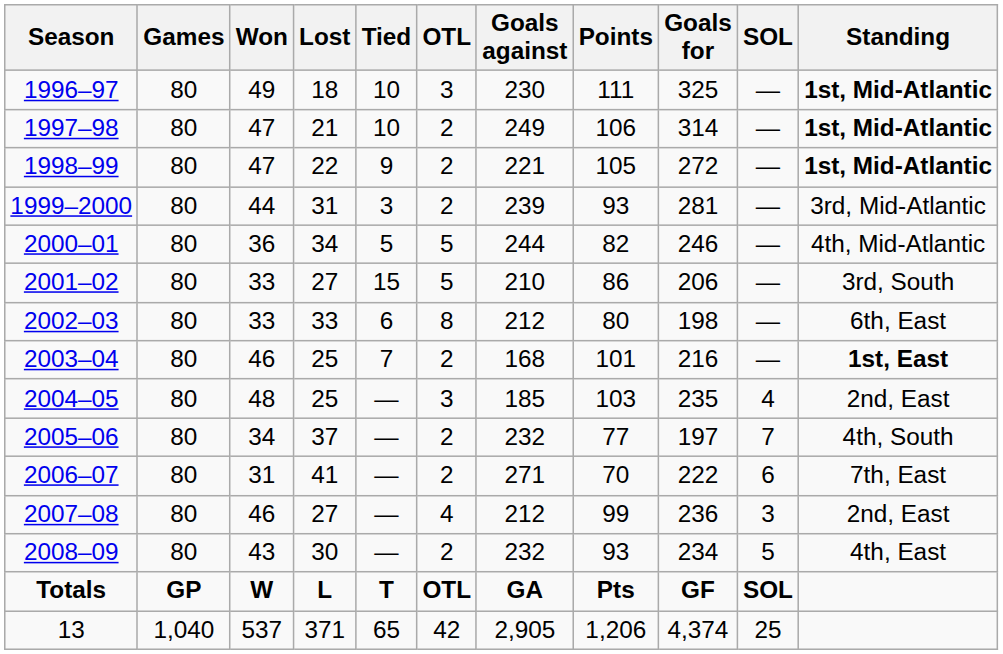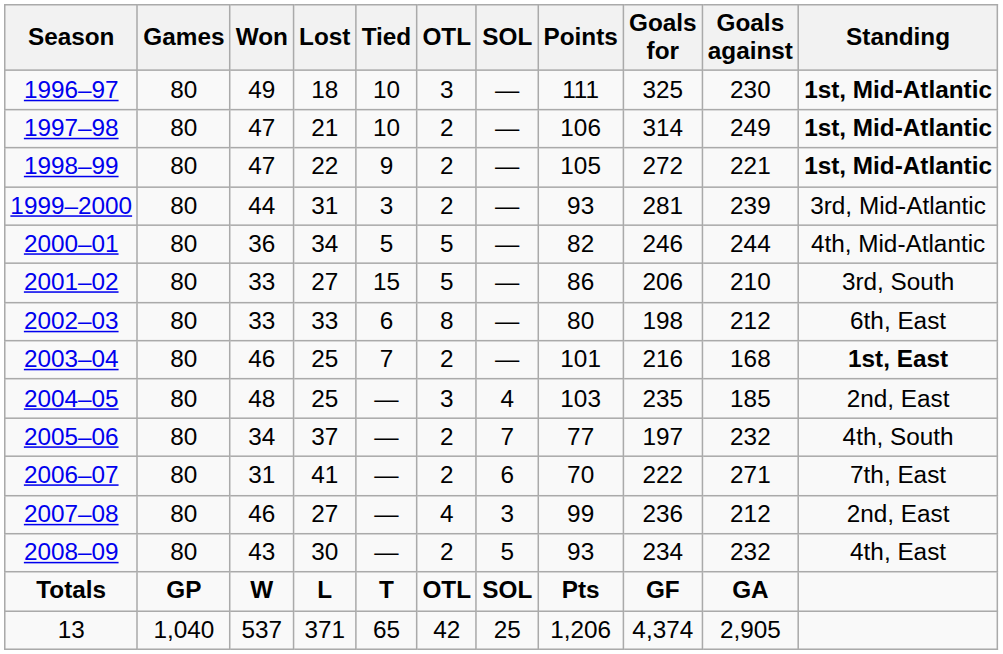columns swapped: (768, 37) <-> (525, 37)
